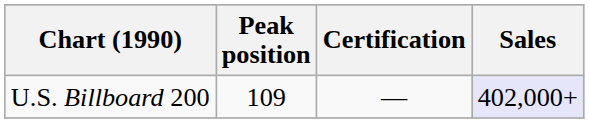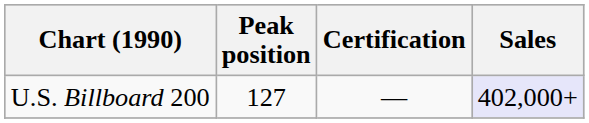(266, 96) 109 -> (266, 96) 127
